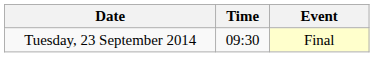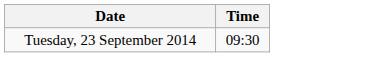- column: (319, 16)
